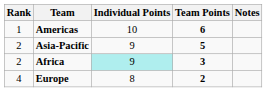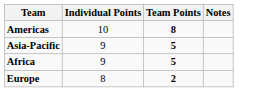- column: (19, 12)
(203, 29) 6 -> (173, 29) 8
(132, 62) paleturquoise background -> (103, 62) no background
(203, 62) 3 -> (173, 62) 5
